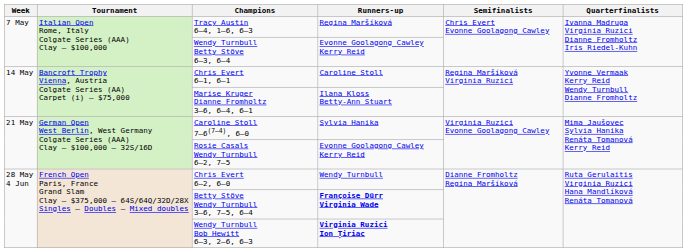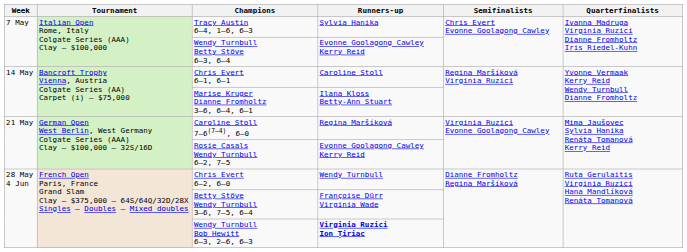(356, 23) Regina Maršíková -> (349, 23) Sylvia Hanika
(349, 123) Sylvia Hanika -> (356, 123) Regina Maršíková
(351, 200) bold -> (351, 200) normal
